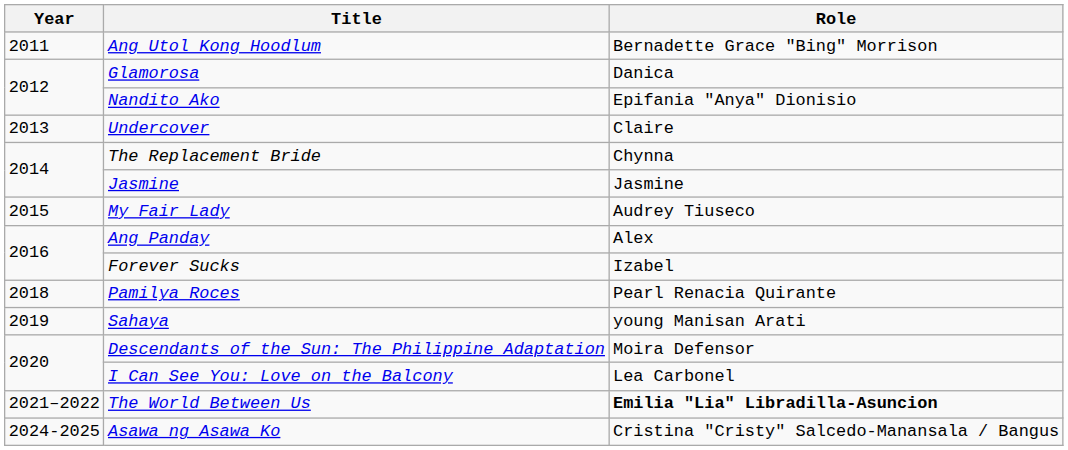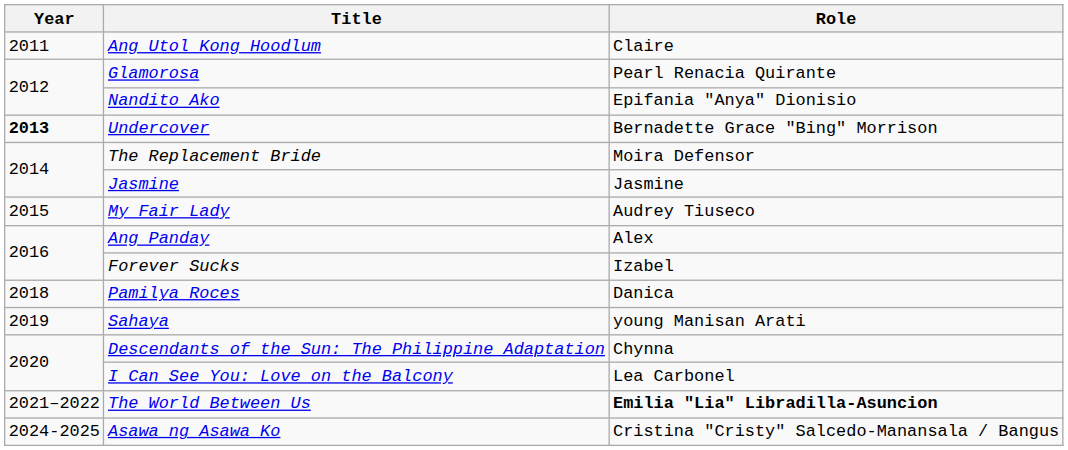(775, 46) Bernadette Grace "Bing" Morrison -> (643, 46) Claire
(643, 74) Danica -> (725, 74) Pearl Renacia Quirante
(29, 129) normal -> (29, 129) bold
(643, 129) Claire -> (775, 129) Bernadette Grace "Bing" Morrison
(643, 156) Chynna -> (684, 156) Moira Defensor
(725, 294) Pearl Renacia Quirante -> (643, 294) Danica
(684, 349) Moira Defensor -> (643, 349) Chynna
